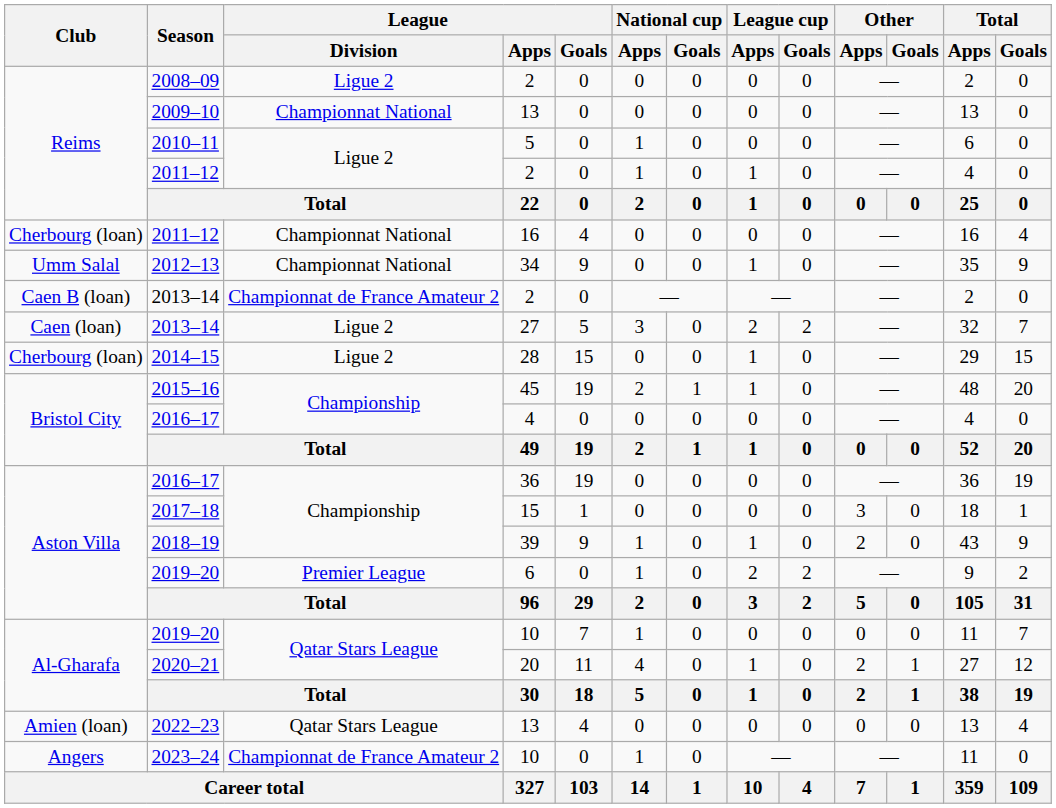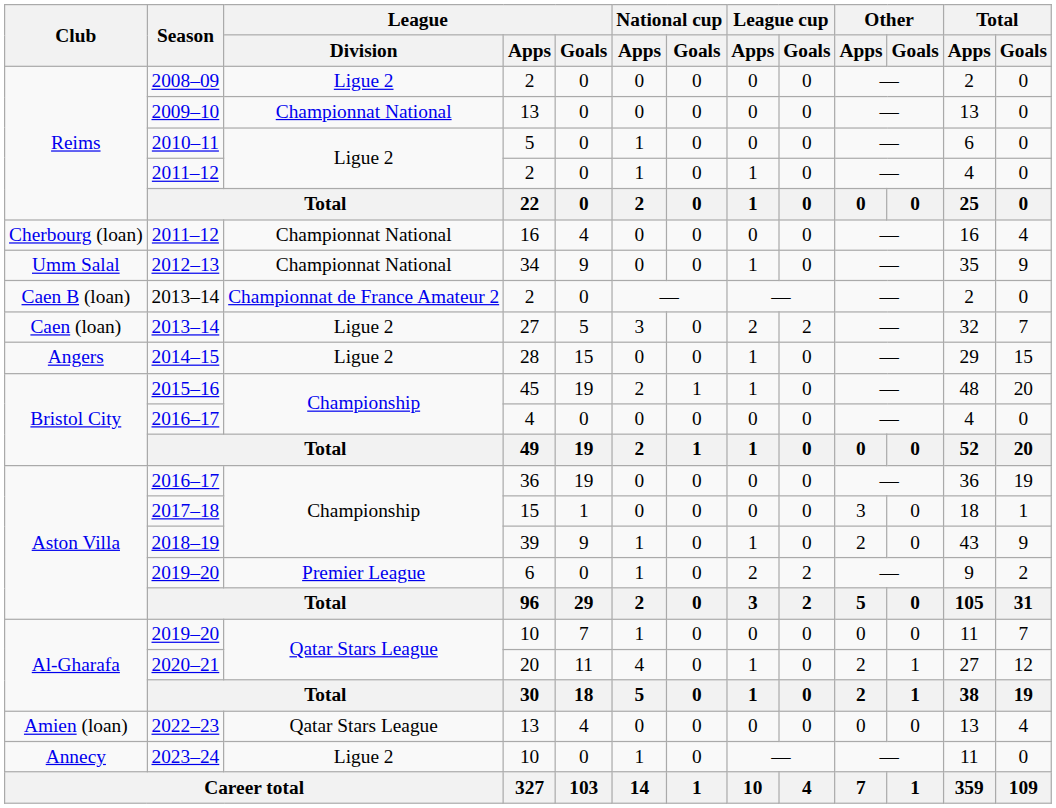(76, 357) Cherbourg (loan) -> (76, 357) Angers
(76, 756) Angers -> (76, 756) Annecy
(364, 756) Championnat de France Amateur 2 -> (364, 756) Ligue 2
